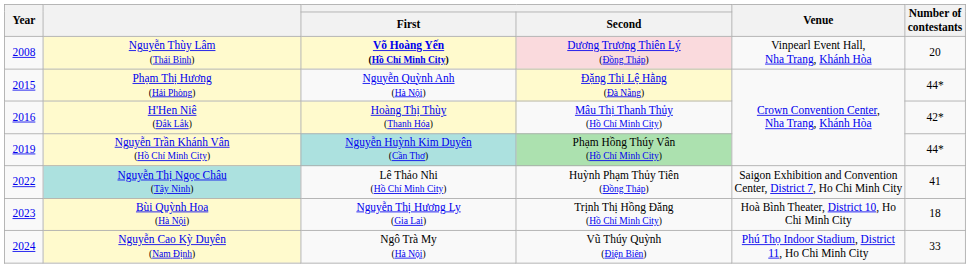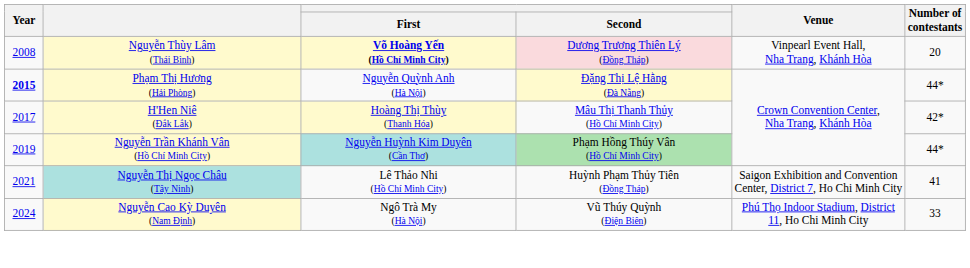(24, 84) normal -> (24, 84) bold
(24, 117) 2016 -> (24, 117) 2017
(24, 181) 2022 -> (24, 181) 2021
- row: (172, 213)
